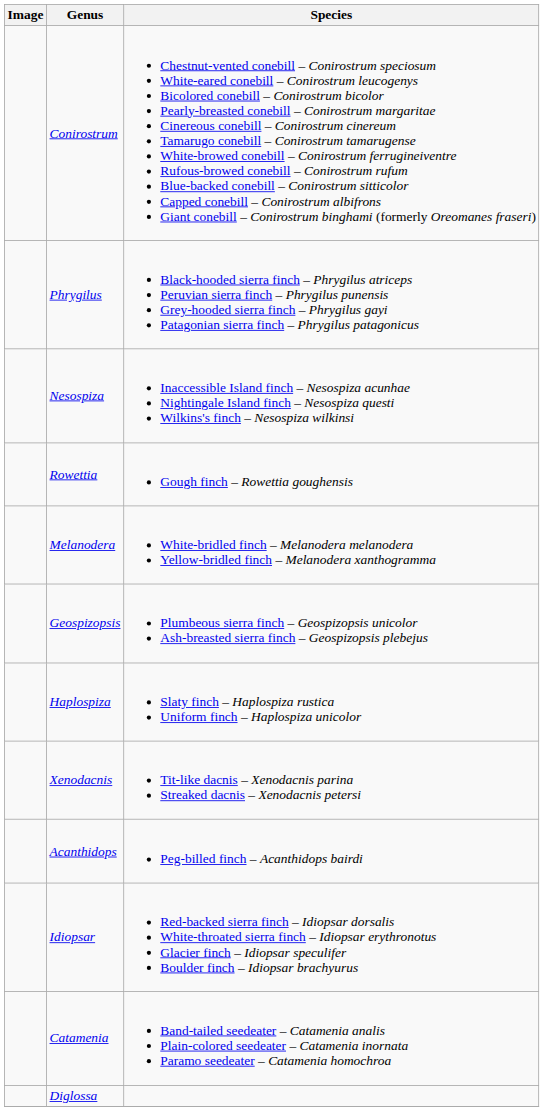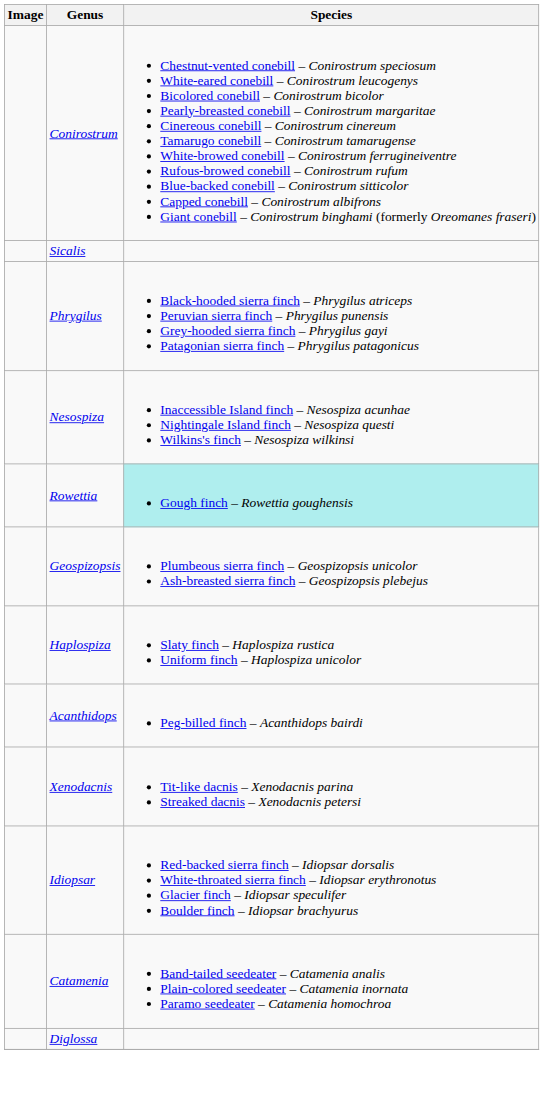+ row: (67, 250)
(331, 482) no background -> (331, 503) paleturquoise background
- row: (82, 545)
rows swapped: (83, 851) <-> (81, 780)
